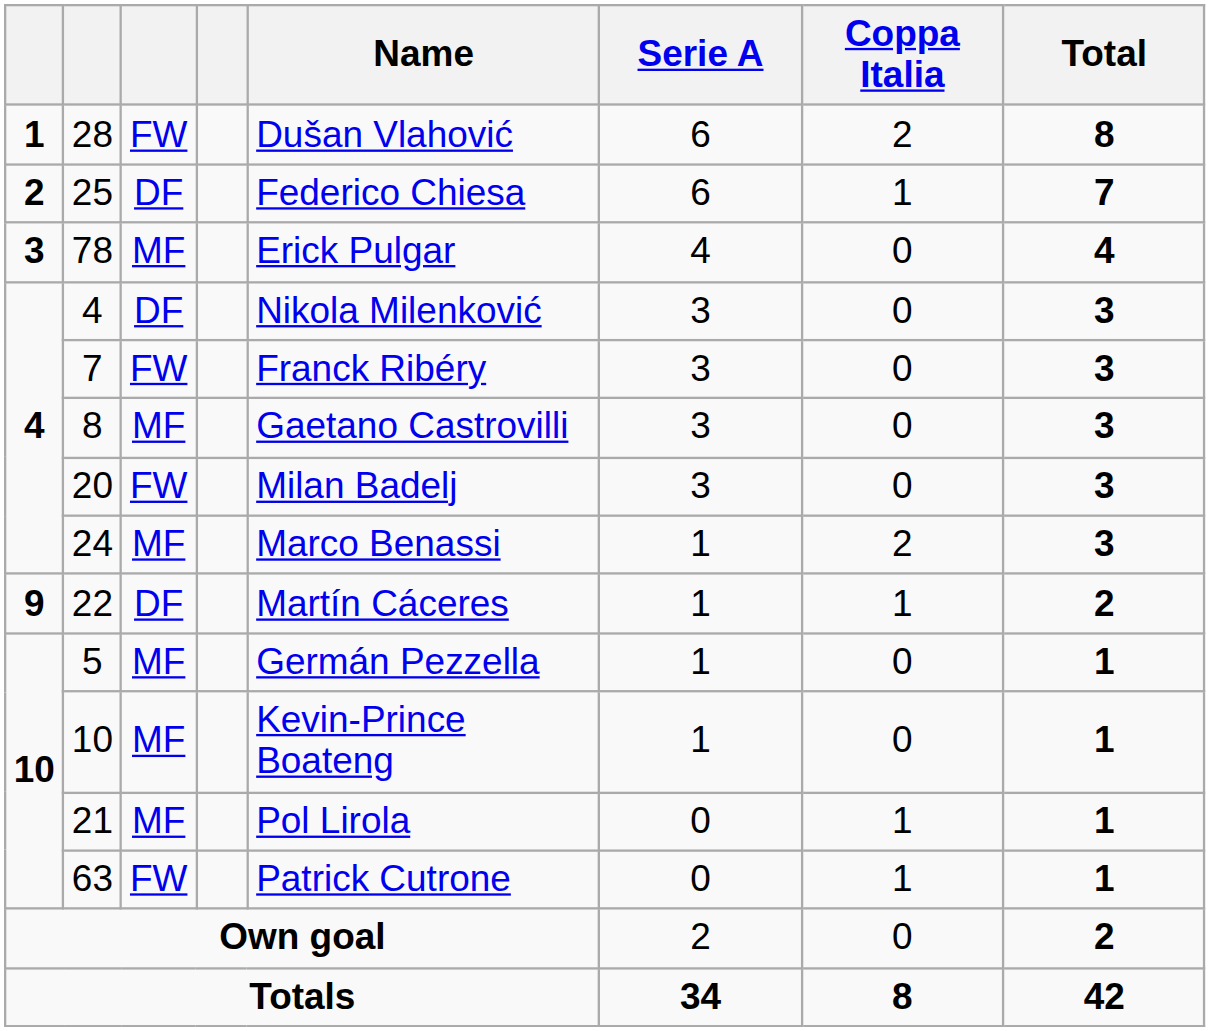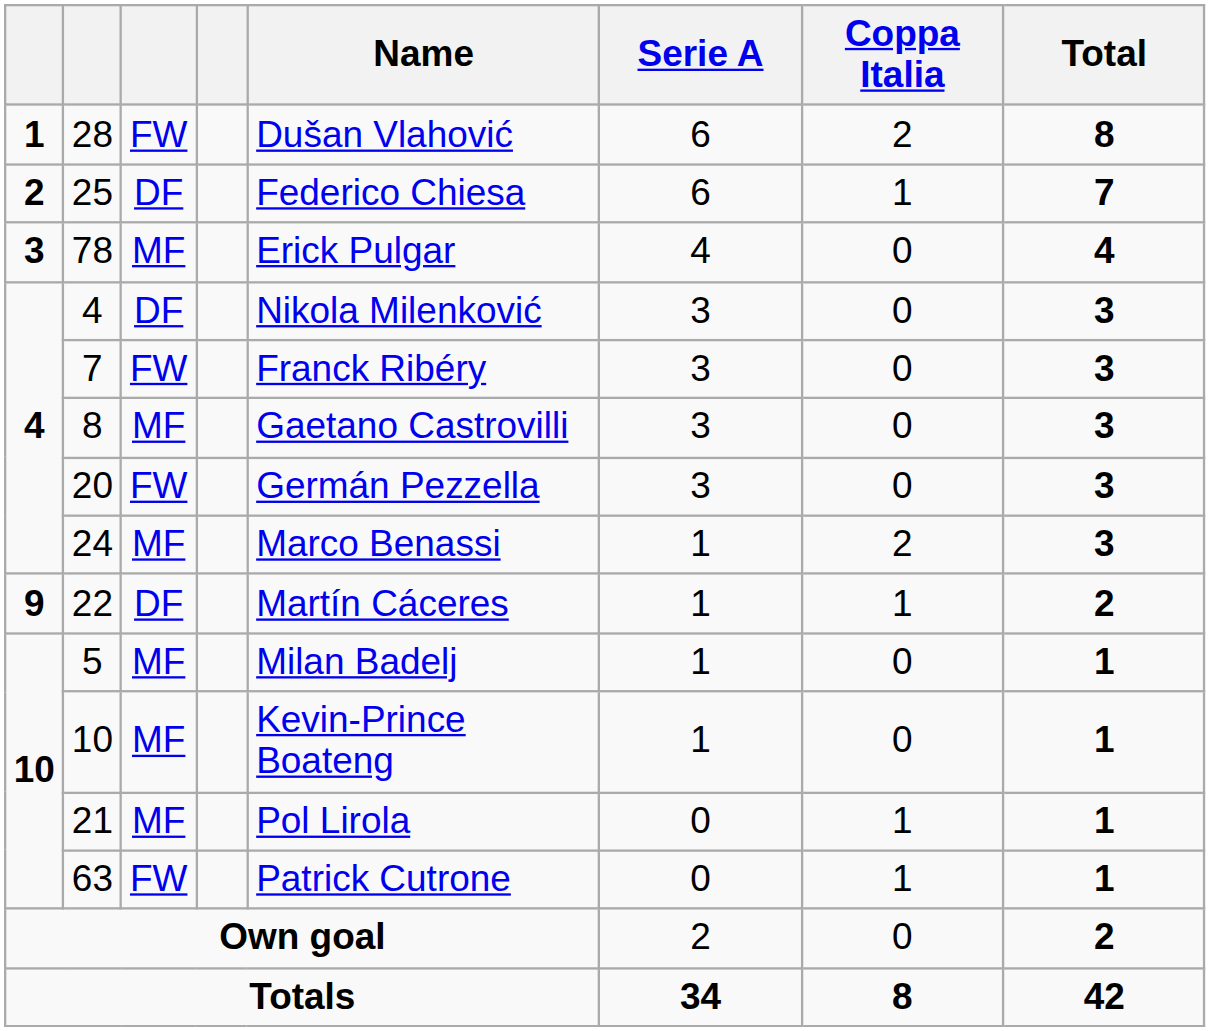(357, 485) Milan Badelj -> (398, 485) Germán Pezzella
(398, 661) Germán Pezzella -> (357, 661) Milan Badelj
